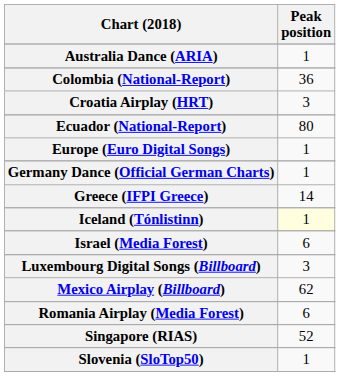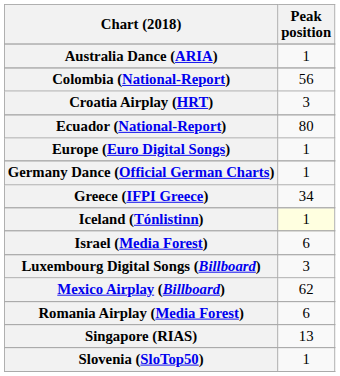(306, 79) 36 -> (306, 79) 56
(306, 196) 14 -> (306, 196) 34
(306, 336) 52 -> (306, 336) 13
